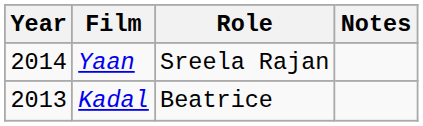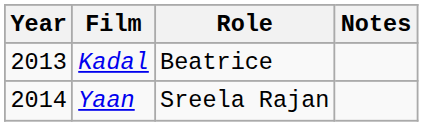rows swapped: (114, 101) <-> (106, 62)
